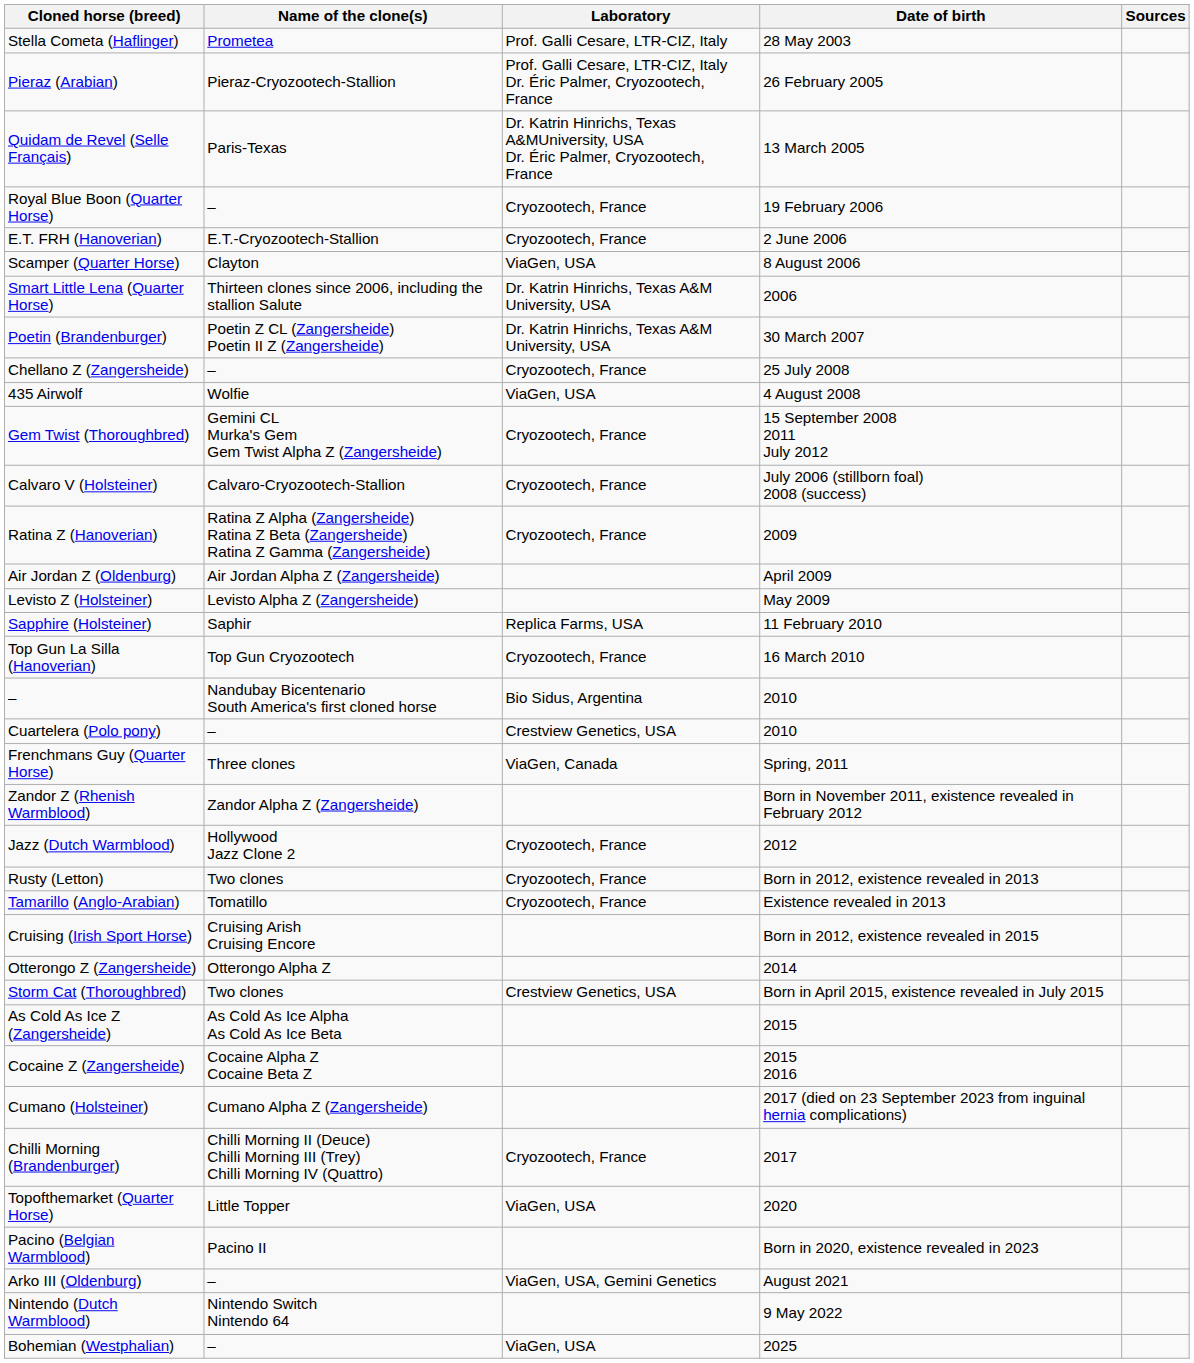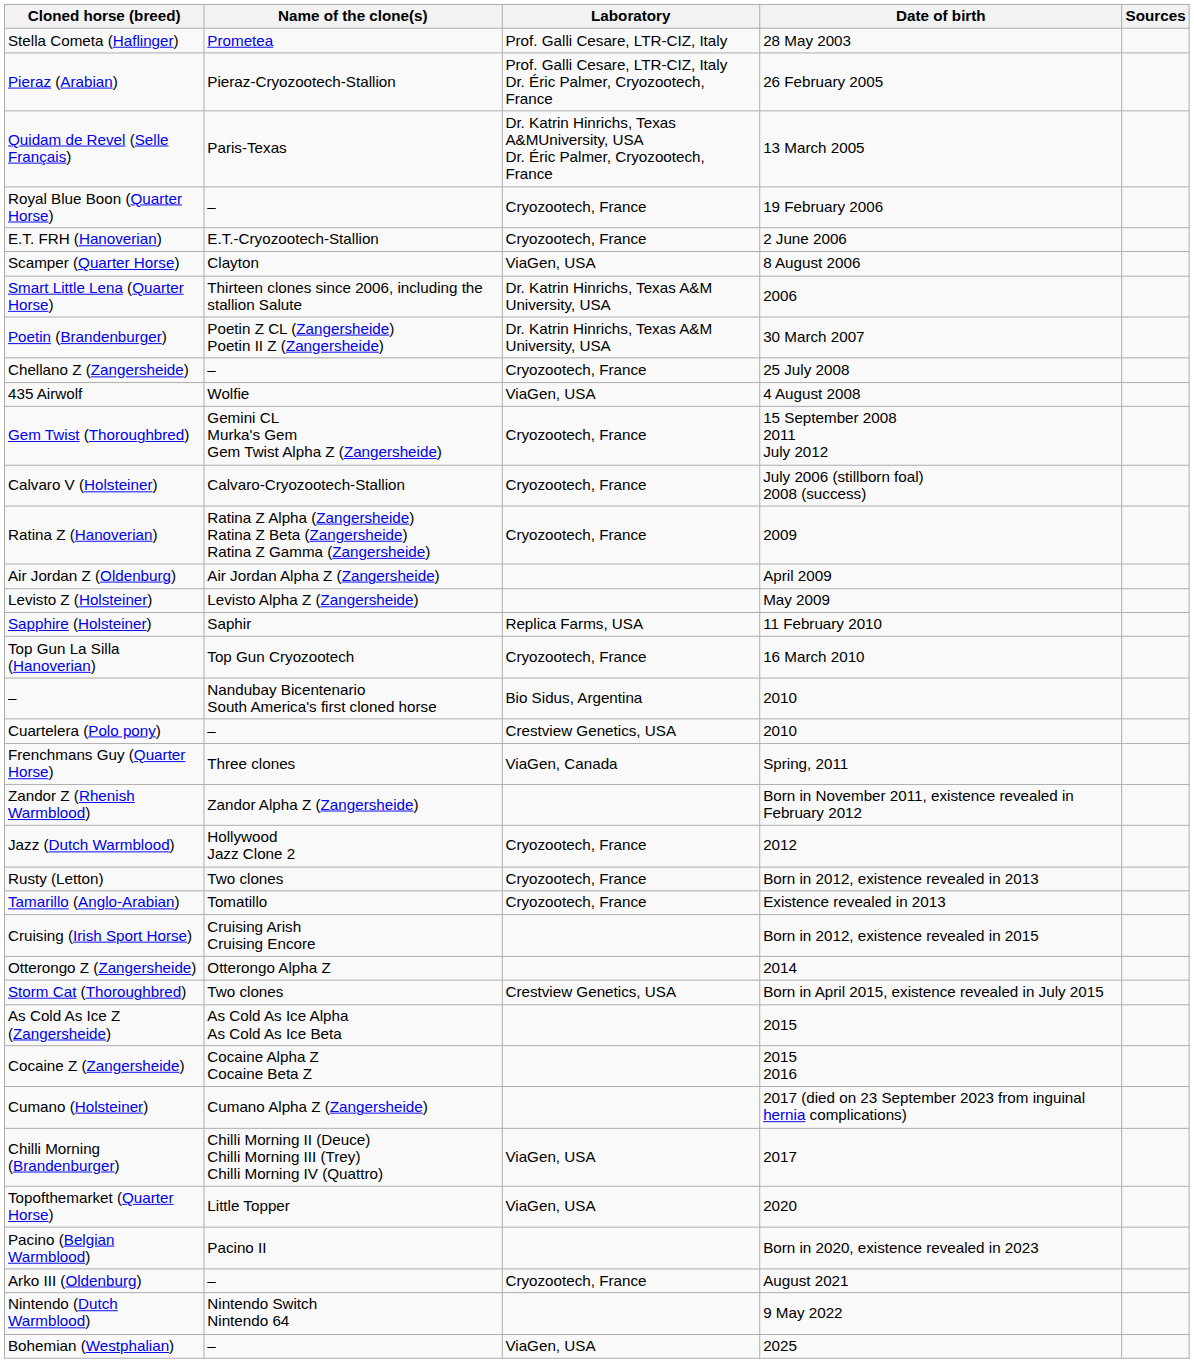(576, 1157) Cryozootech, France -> (550, 1157) ViaGen, USA
(611, 1280) ViaGen, USA, Gemini Genetics -> (576, 1280) Cryozootech, France
